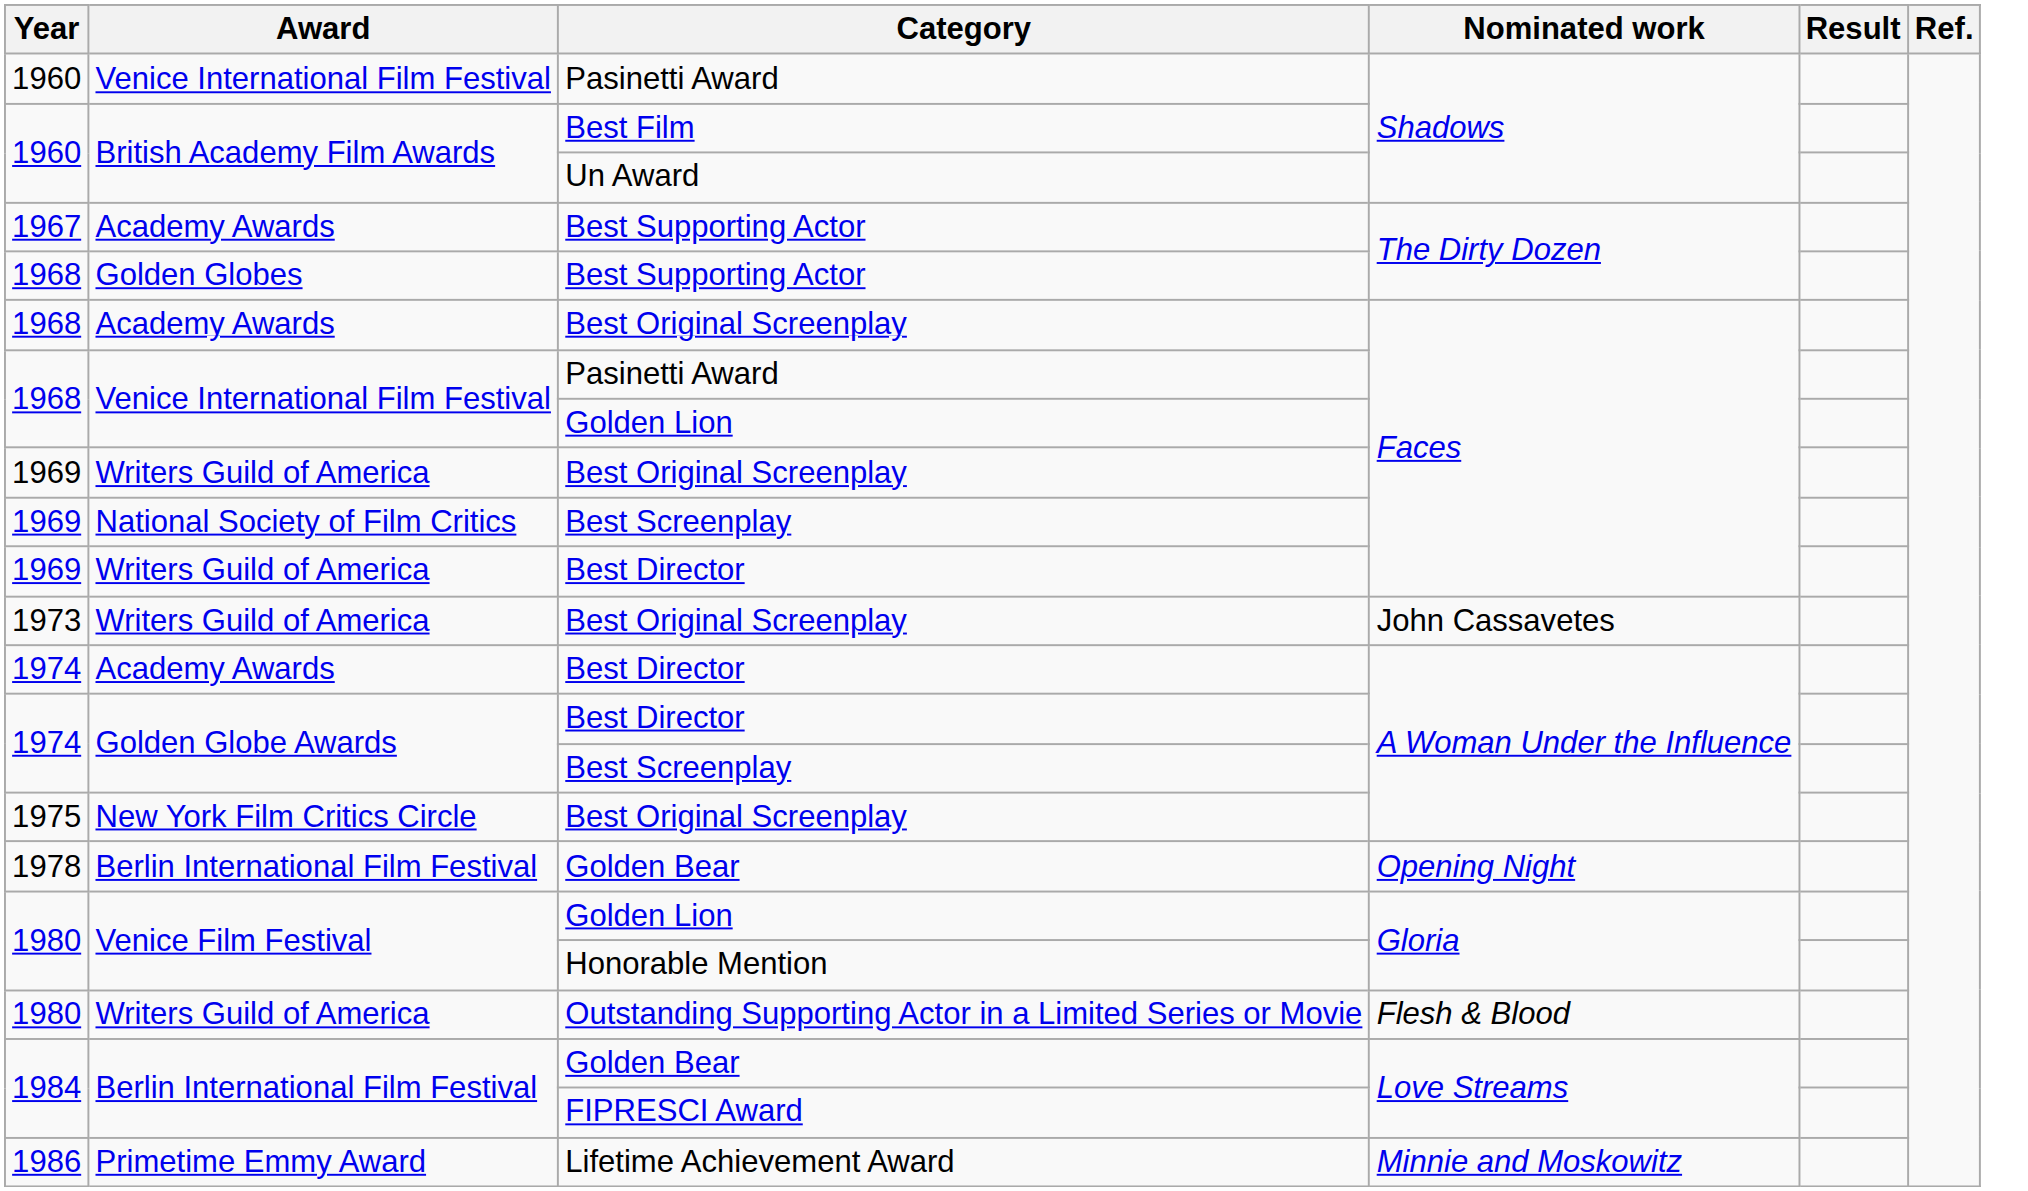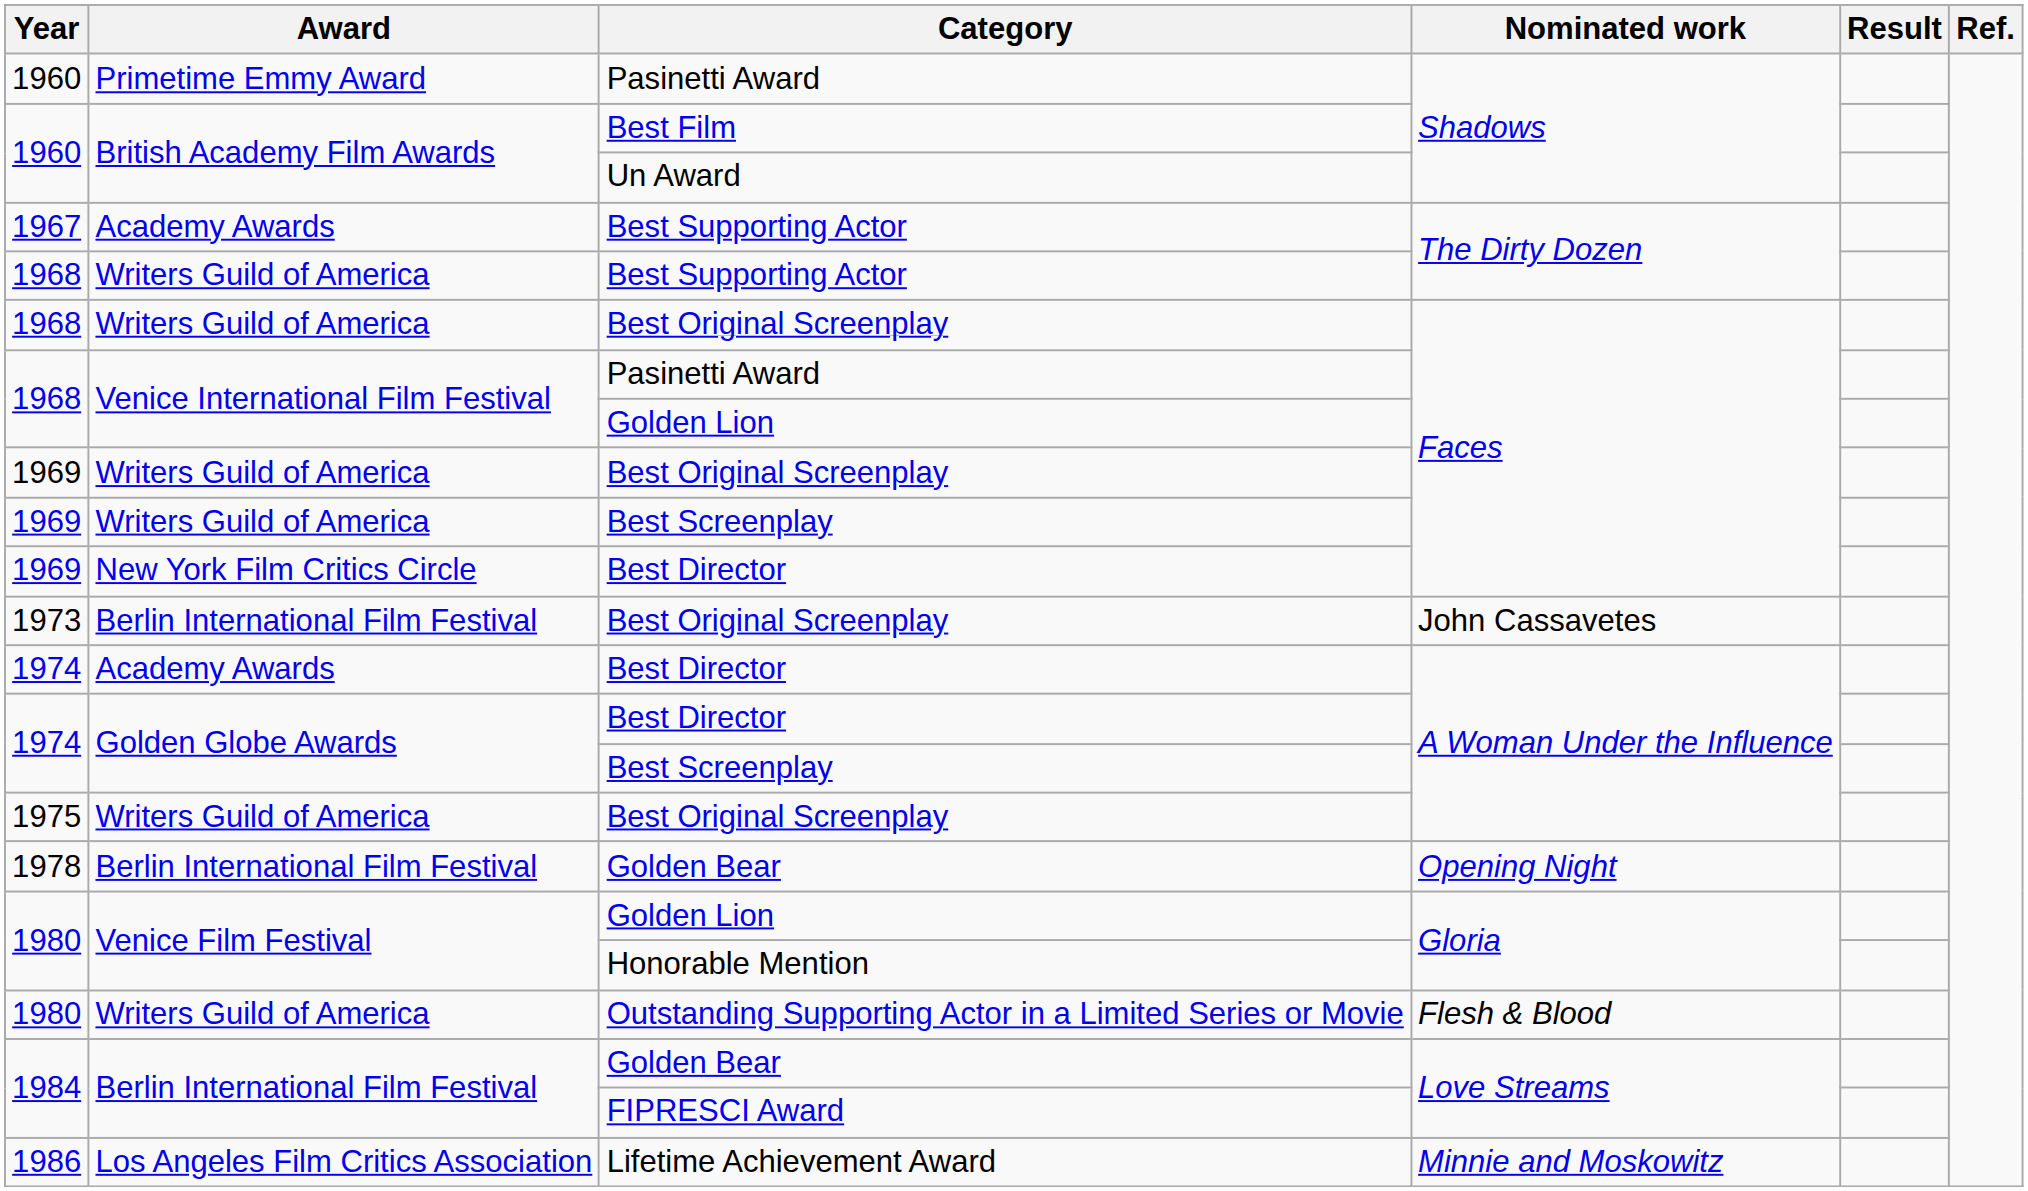(323, 78) Venice International Film Festival -> (261, 78) Primetime Emmy Award
(199, 275) Golden Globes -> (263, 275) Writers Guild of America
(215, 324) Academy Awards -> (263, 324) Writers Guild of America
(306, 521) National Society of Film Critics -> (263, 521) Writers Guild of America
(263, 570) Writers Guild of America -> (286, 570) New York Film Critics Circle
(263, 619) Writers Guild of America -> (316, 619) Berlin International Film Festival
(286, 816) New York Film Critics Circle -> (263, 816) Writers Guild of America
(261, 1161) Primetime Emmy Award -> (344, 1161) Los Angeles Film Critics Association
